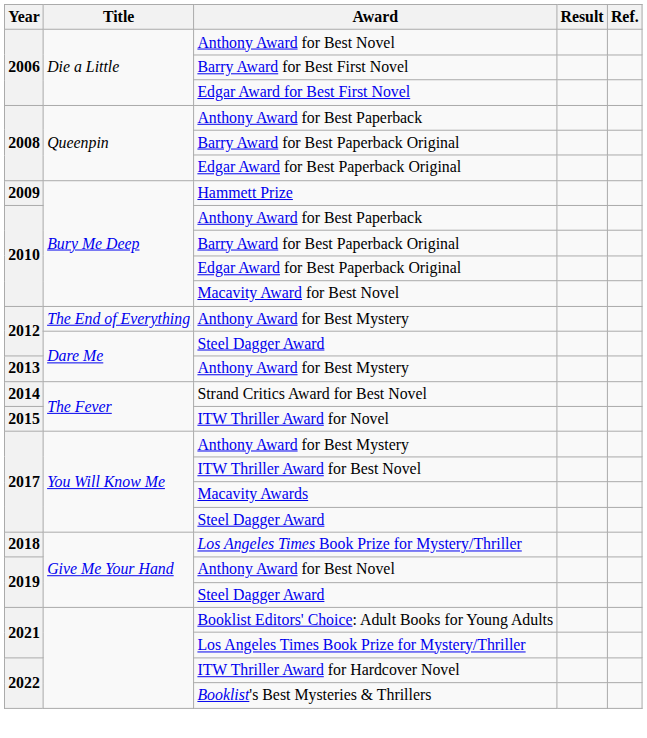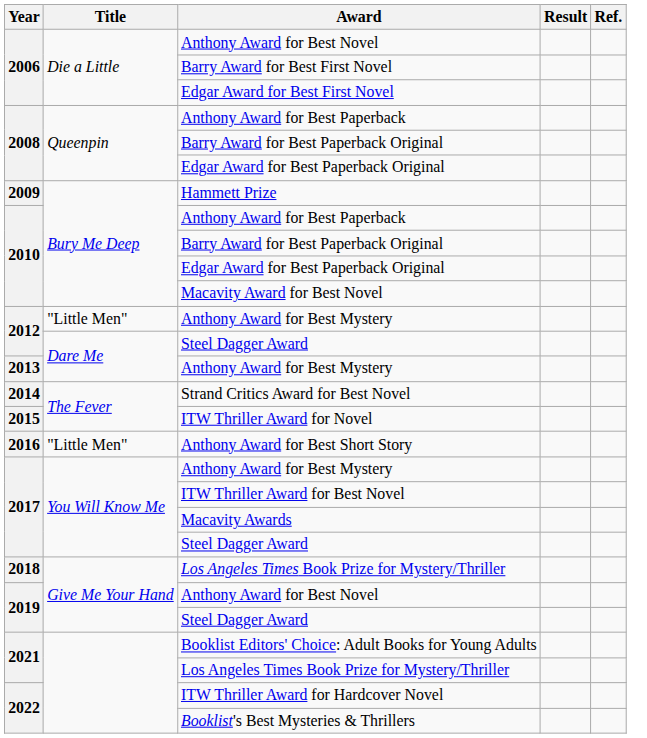(119, 318) The End of Everything -> (87, 318) "Little Men"
+ row: (24, 444)
